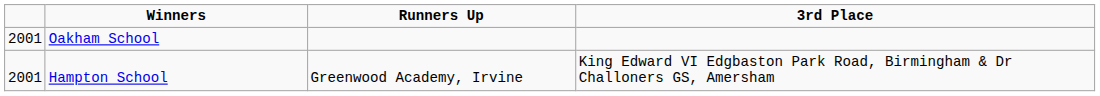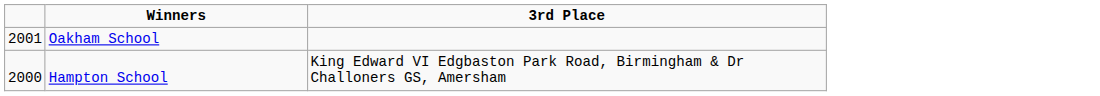- column: (441, 16)
(25, 79) 2001 -> (25, 79) 2000
